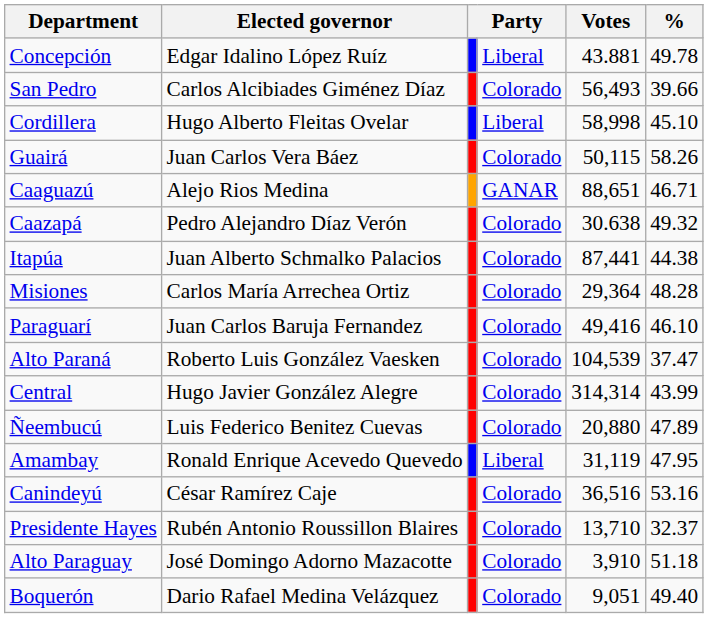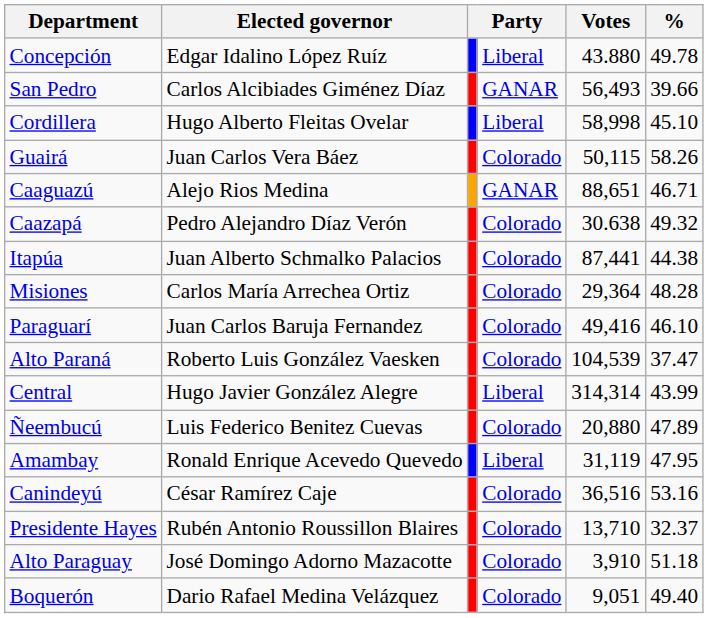(611, 55) 43.881 -> (611, 55) 43.880
(522, 88) Colorado -> (520, 88) GANAR
(522, 392) Colorado -> (513, 392) Liberal
